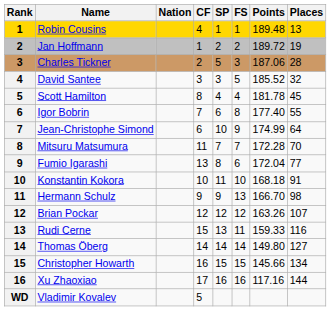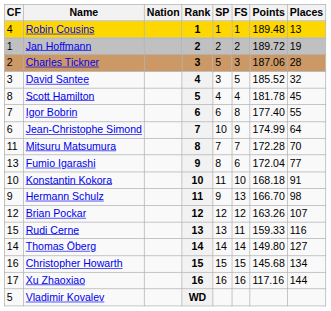columns swapped: (20, 12) <-> (203, 12)
(269, 264) 145.66 -> (269, 264) 145.68
